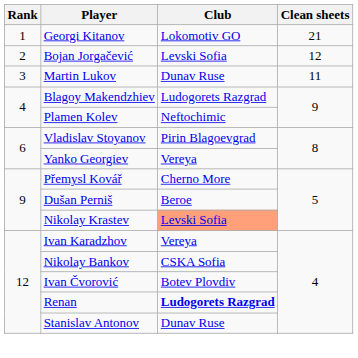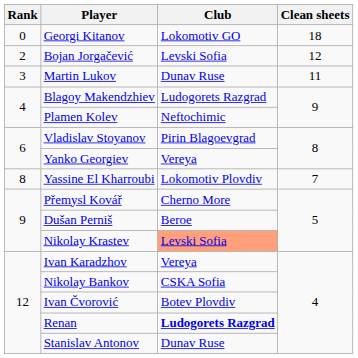(23, 35) 1 -> (23, 35) 0
(315, 35) 21 -> (315, 35) 18
+ row: (99, 179)
